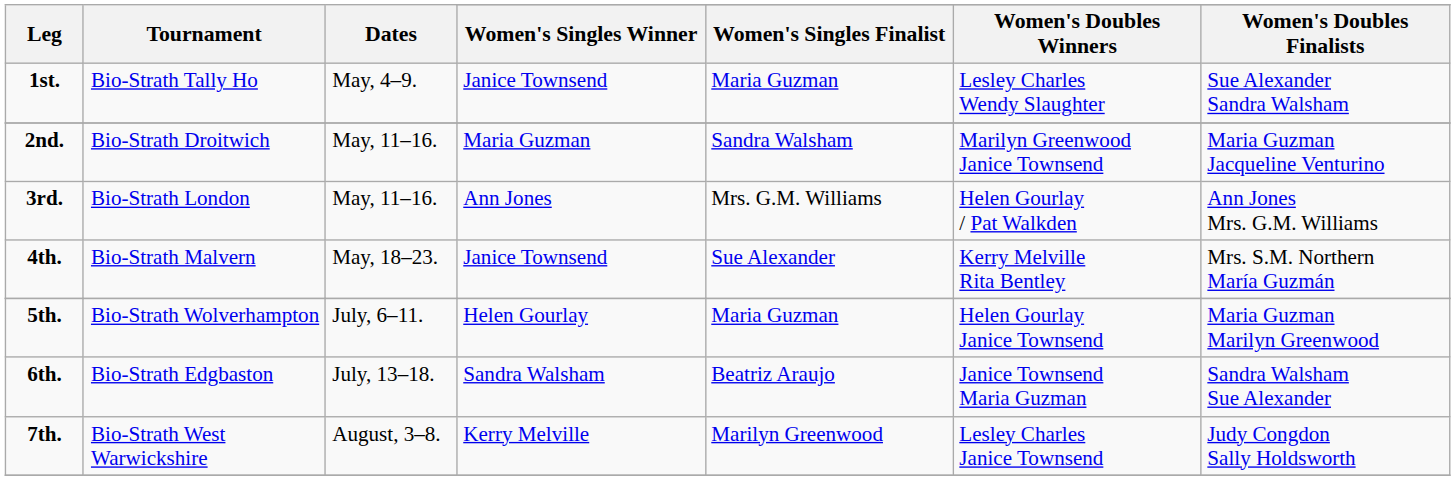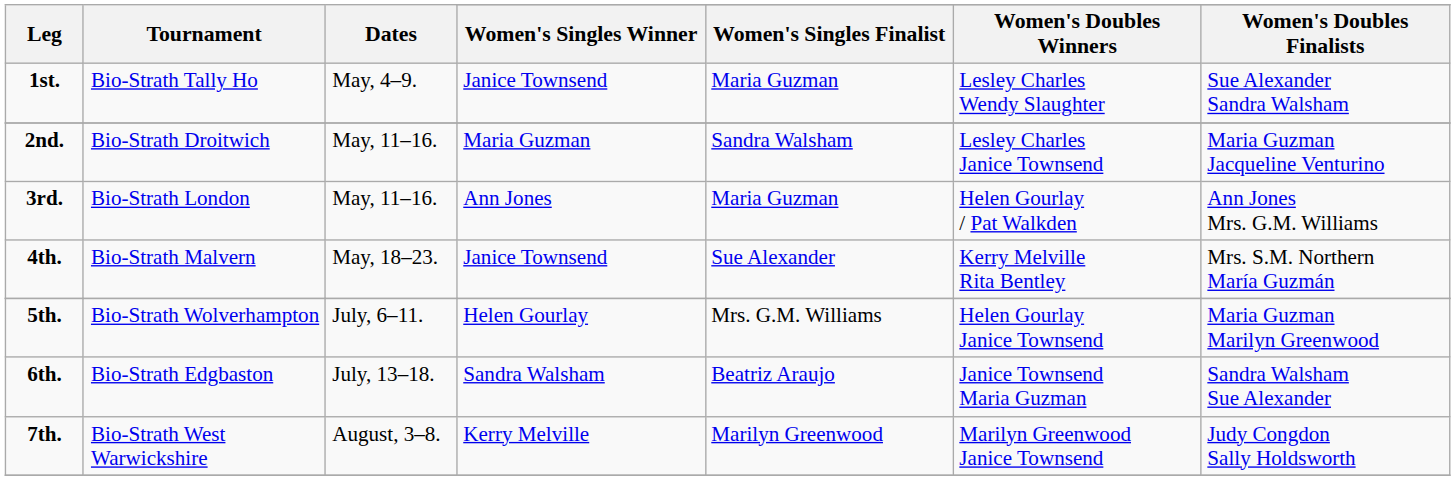(1045, 151) Marilyn Greenwood Janice Townsend -> (1031, 151) Lesley Charles Janice Townsend
(797, 198) Mrs. G.M. Williams -> (775, 198) Maria Guzman
(775, 315) Maria Guzman -> (797, 315) Mrs. G.M. Williams
(1031, 445) Lesley Charles Janice Townsend -> (1045, 445) Marilyn Greenwood Janice Townsend
